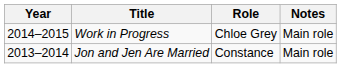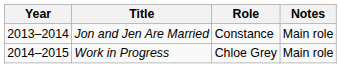rows swapped: (142, 53) <-> (122, 33)
